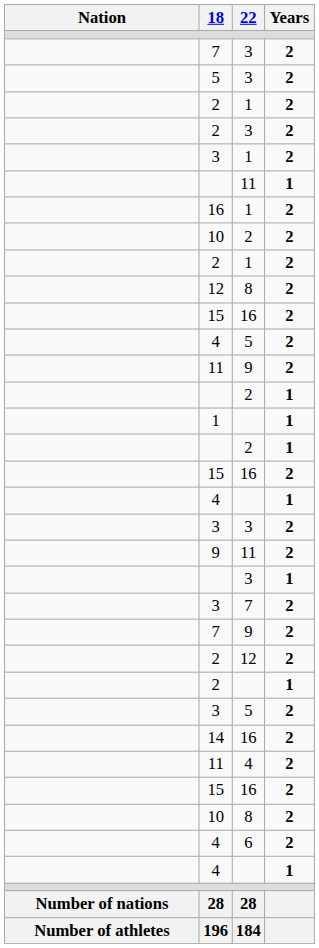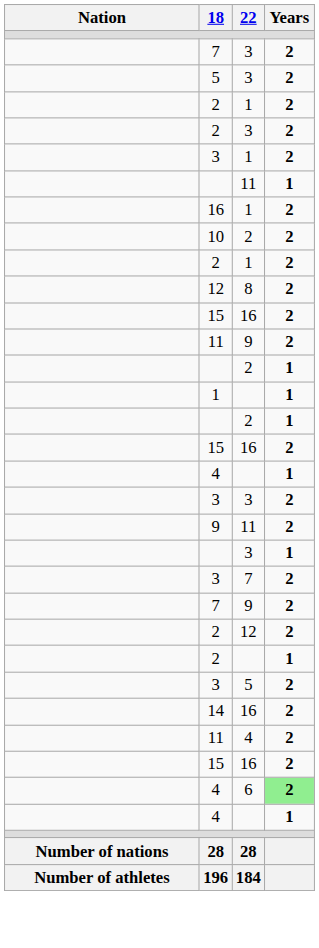- row: (216, 342)
- row: (216, 817)
(289, 843) no background -> (289, 790) lightgreen background
